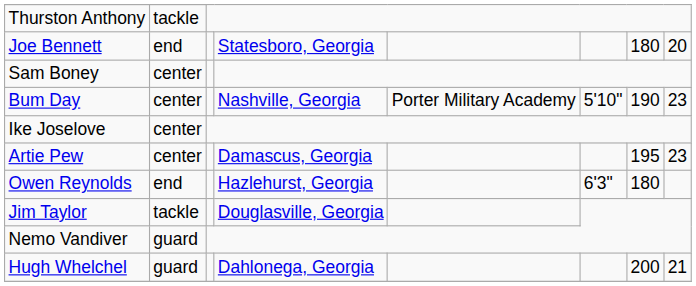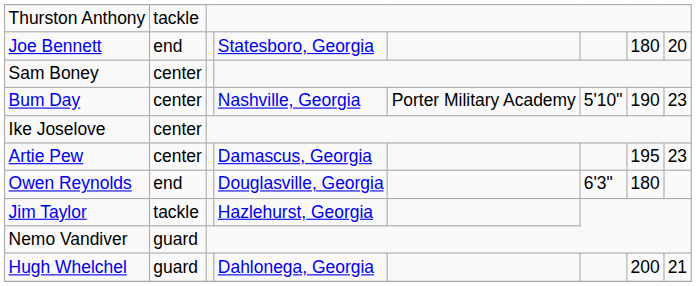(295, 184) Hazlehurst, Georgia -> (301, 184) Douglasville, Georgia
(301, 211) Douglasville, Georgia -> (295, 211) Hazlehurst, Georgia
